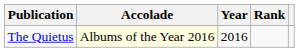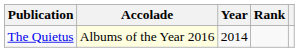(234, 36) 2016 -> (234, 36) 2014
